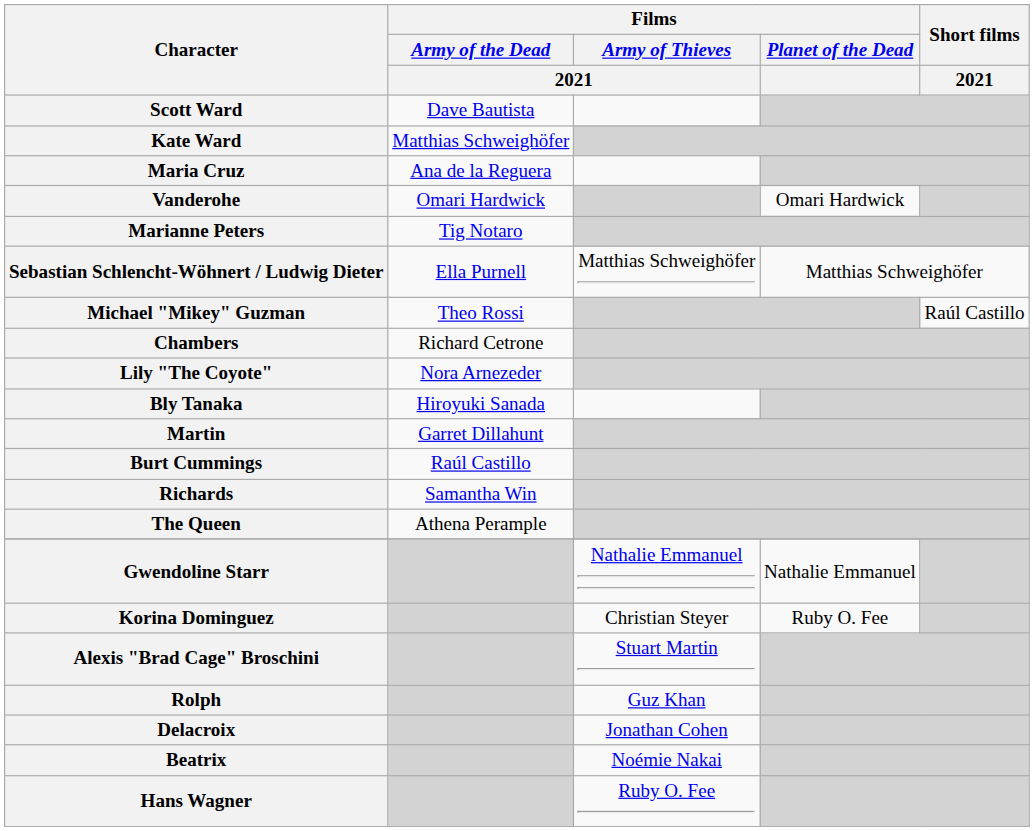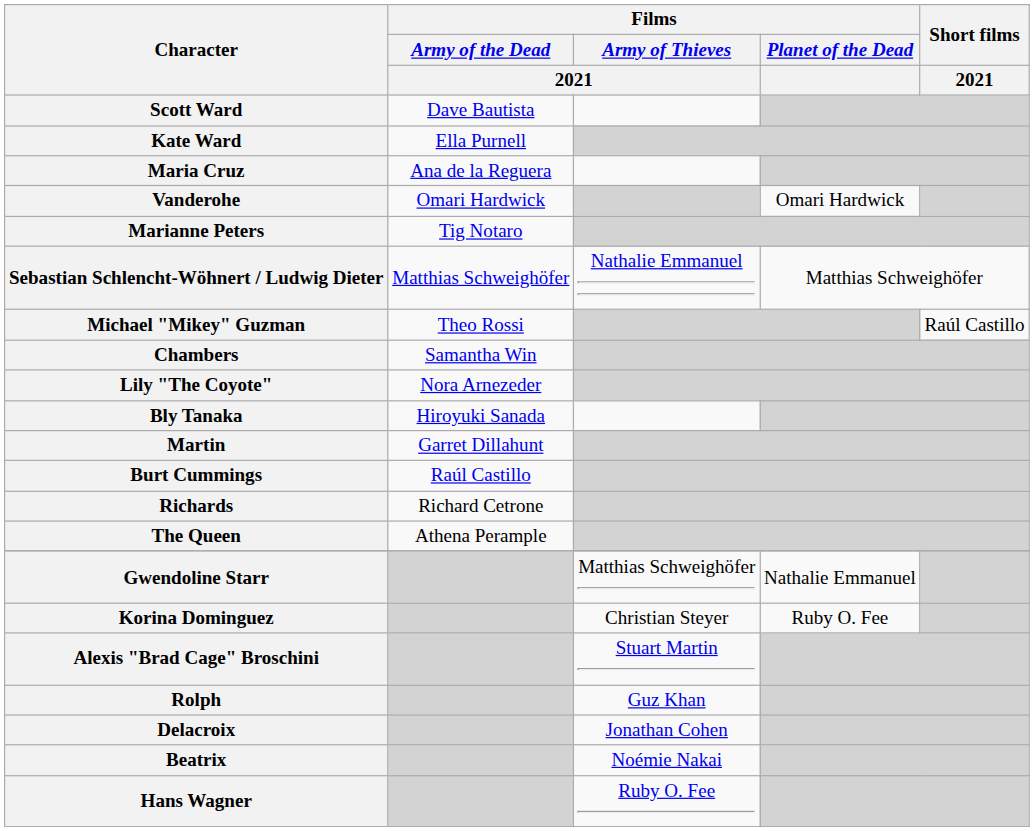(481, 140) Matthias Schweighöfer -> (481, 140) Ella Purnell
(481, 271) Ella Purnell -> (481, 277) Matthias Schweighöfer
(667, 267) Matthias Schweighöfer -> (667, 273) Nathalie Emmanuel
(481, 342) Richard Cetrone -> (481, 354) Samantha Win
(481, 493) Samantha Win -> (481, 505) Richard Cetrone
(667, 566) Nathalie Emmanuel -> (667, 572) Matthias Schweighöfer
